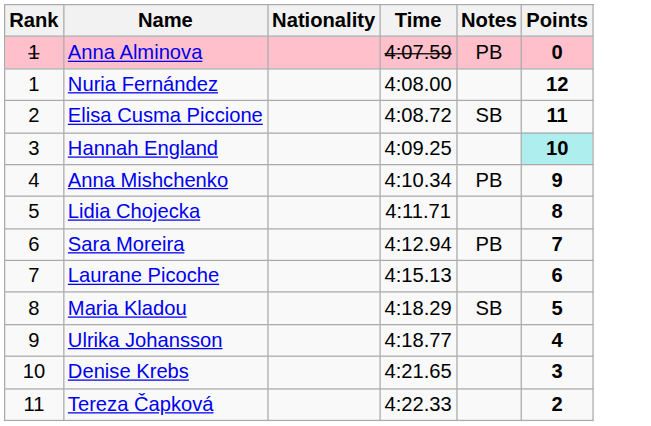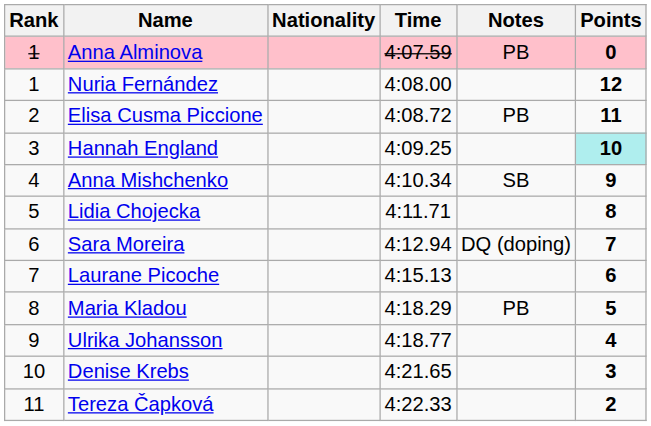(489, 116) SB -> (516, 116) PB
(489, 180) PB -> (516, 180) SB
(489, 244) PB -> (516, 244) DQ (doping)
(489, 308) SB -> (516, 308) PB
